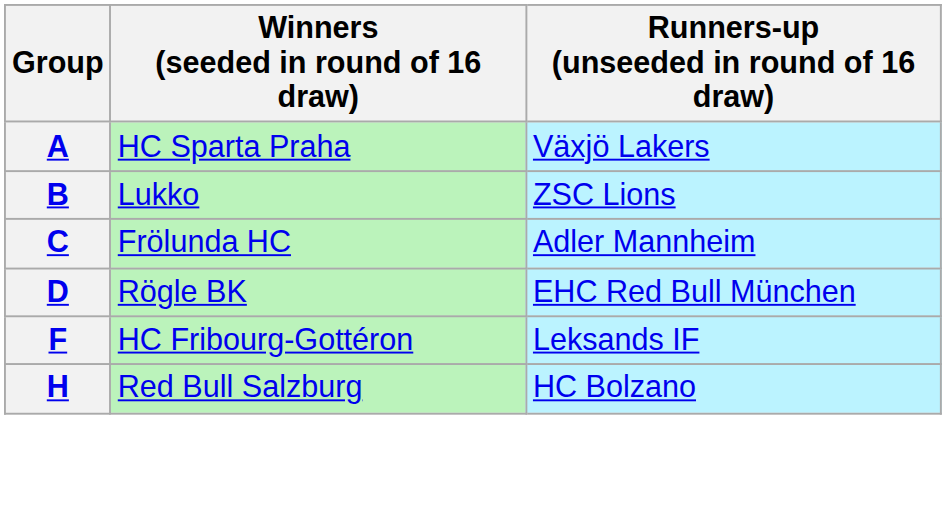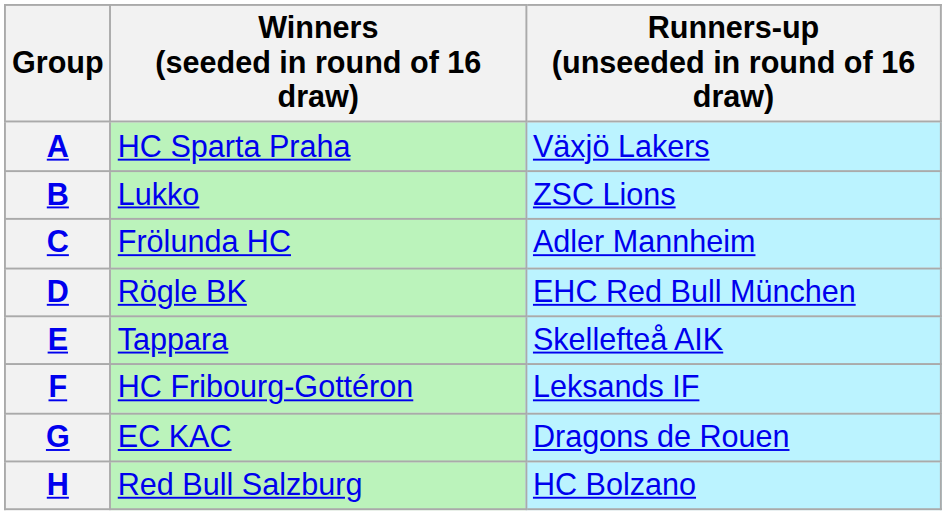+ row: (58, 339)
+ row: (58, 436)
